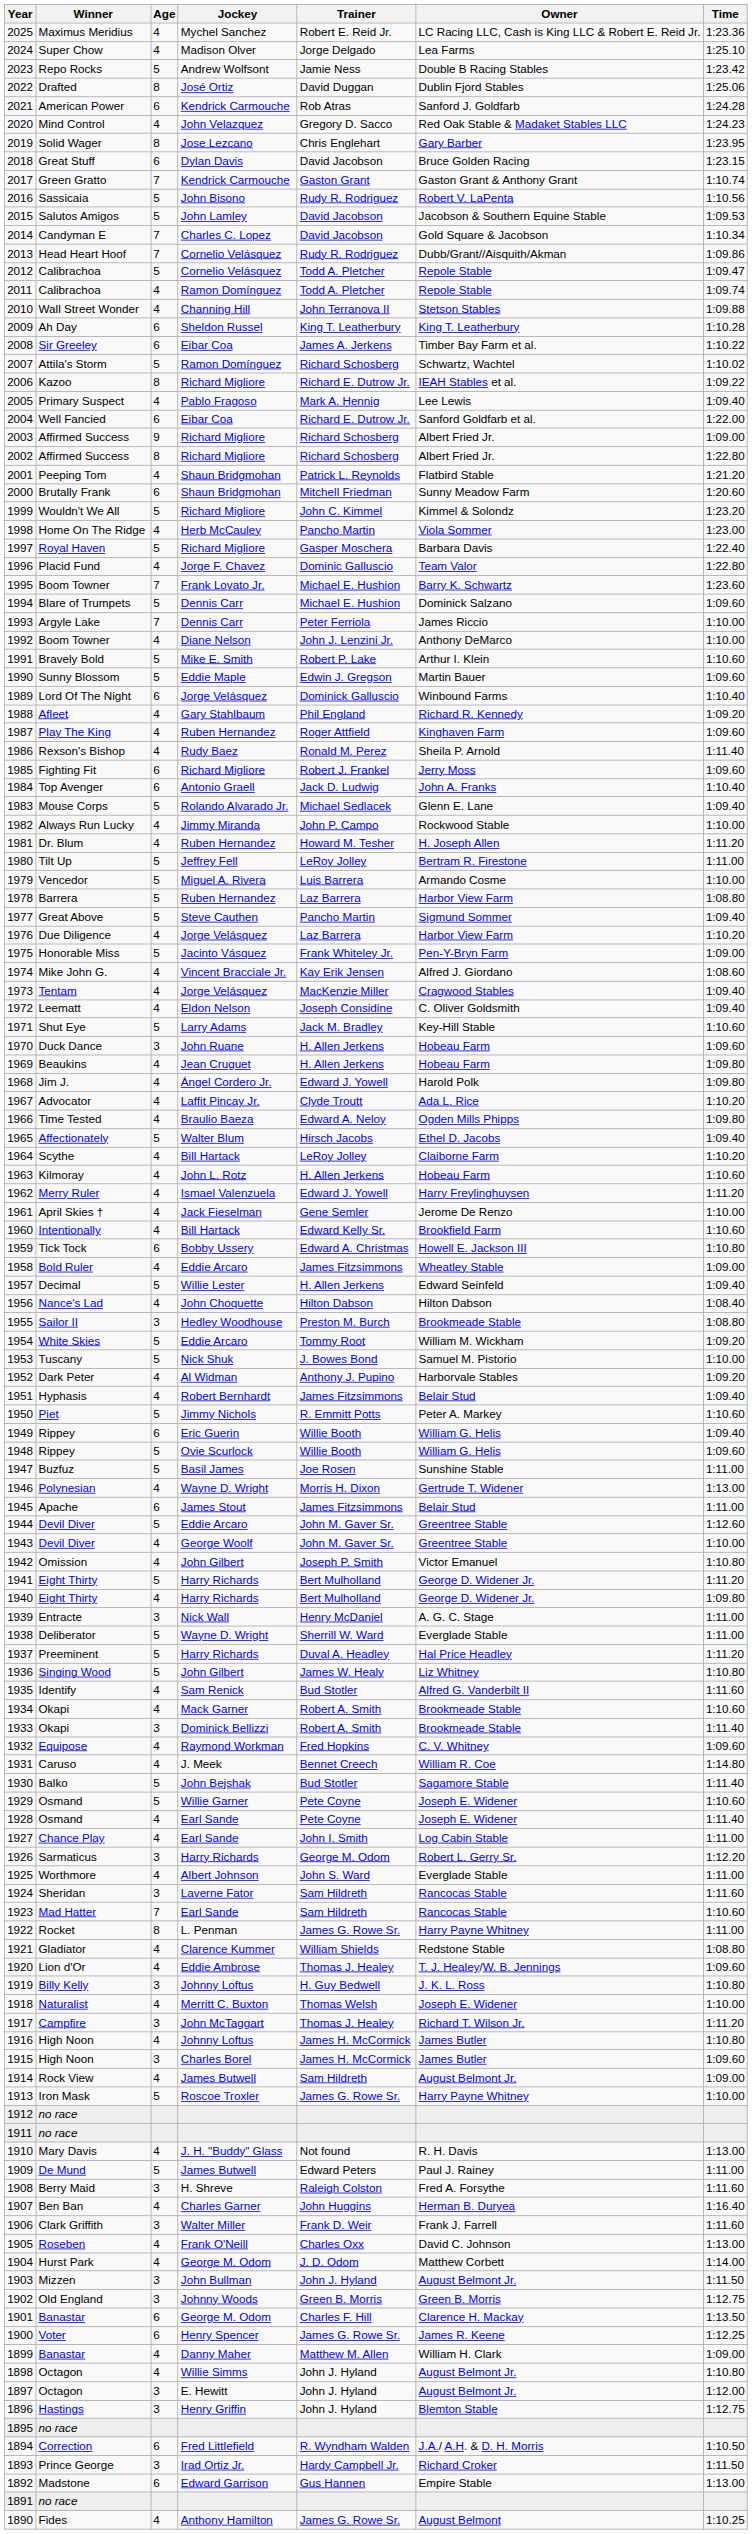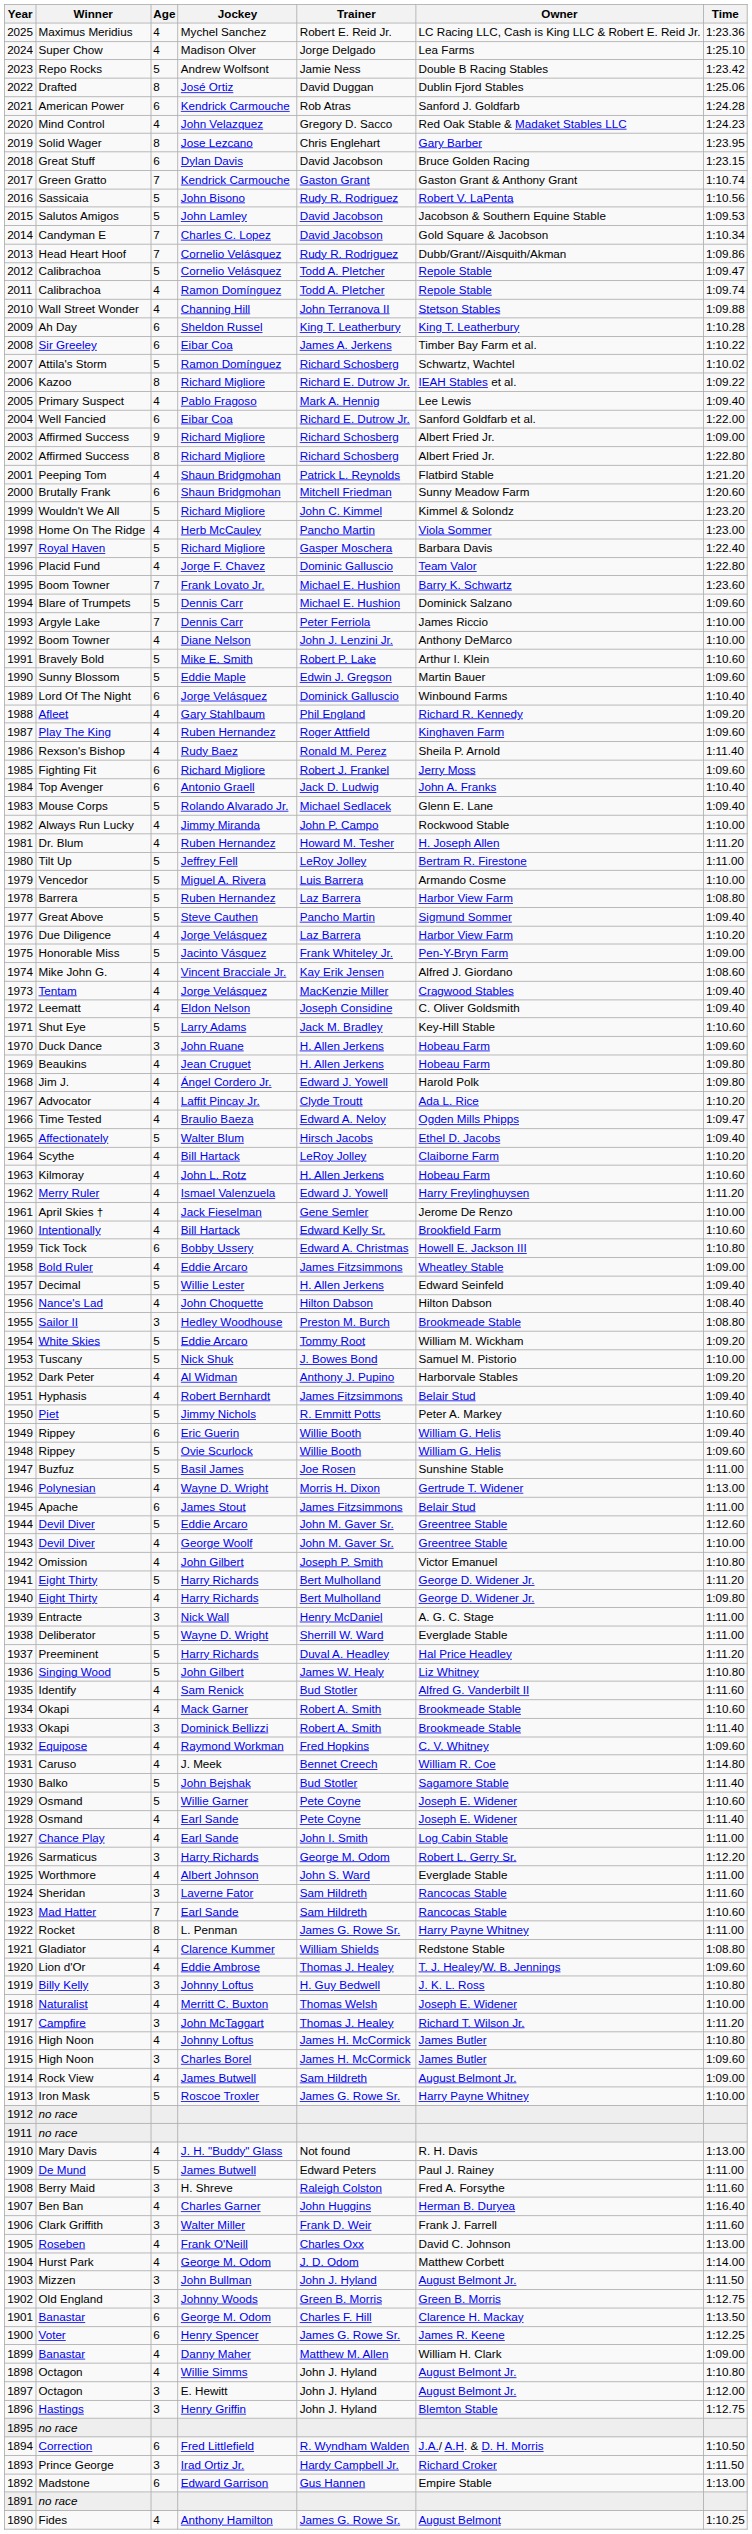(725, 1120) 1:09.80 -> (725, 1120) 1:09.47
